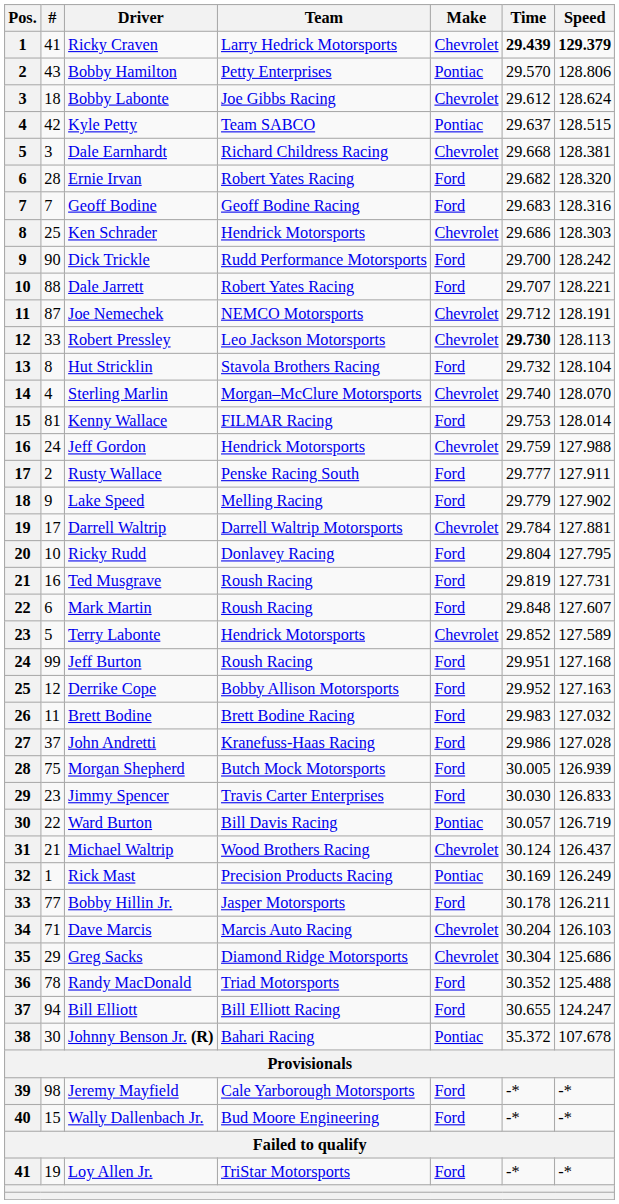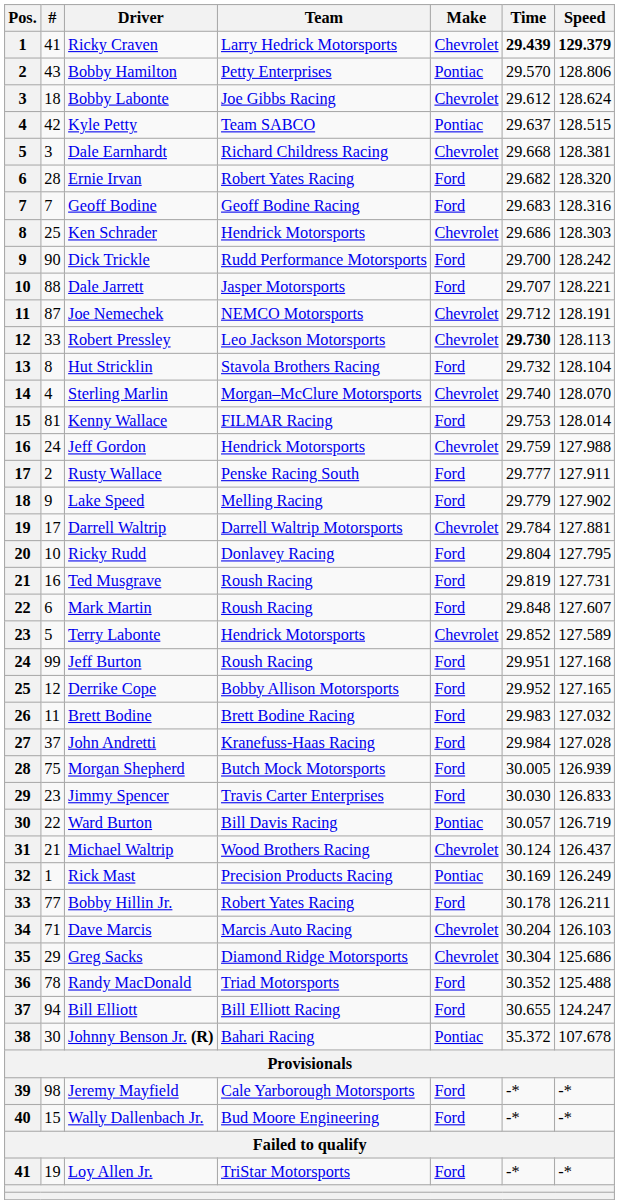(288, 286) Robert Yates Racing -> (283, 286) Jasper Motorsports
(585, 688) 127.163 -> (585, 688) 127.165
(528, 742) 29.986 -> (528, 742) 29.984
(283, 903) Jasper Motorsports -> (288, 903) Robert Yates Racing
